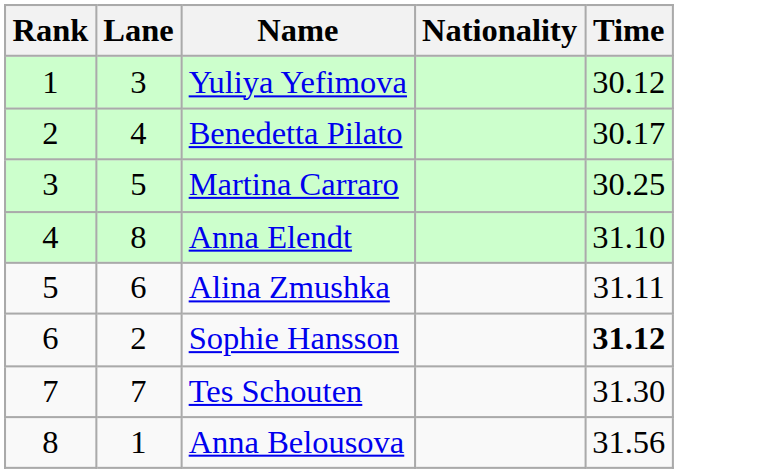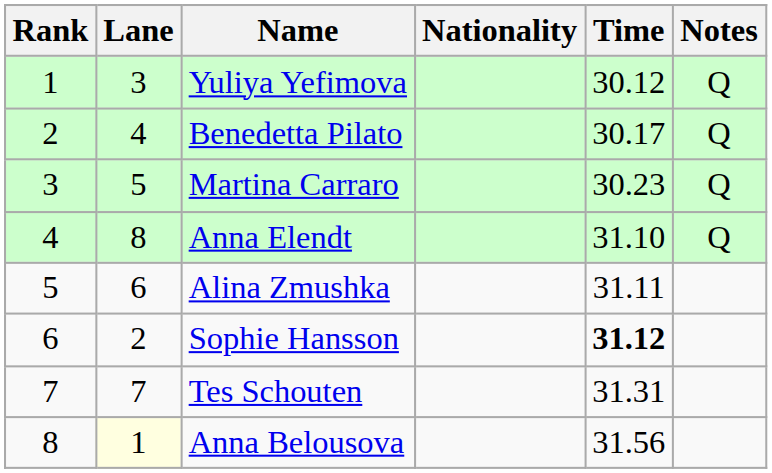+ column: (719, 30)
(629, 184) 30.25 -> (629, 184) 30.23
(629, 390) 31.30 -> (629, 390) 31.31
(138, 442) no background -> (138, 442) lightyellow background
